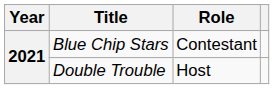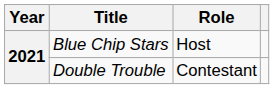(217, 44) Contestant -> (193, 44) Host
(193, 70) Host -> (217, 70) Contestant
